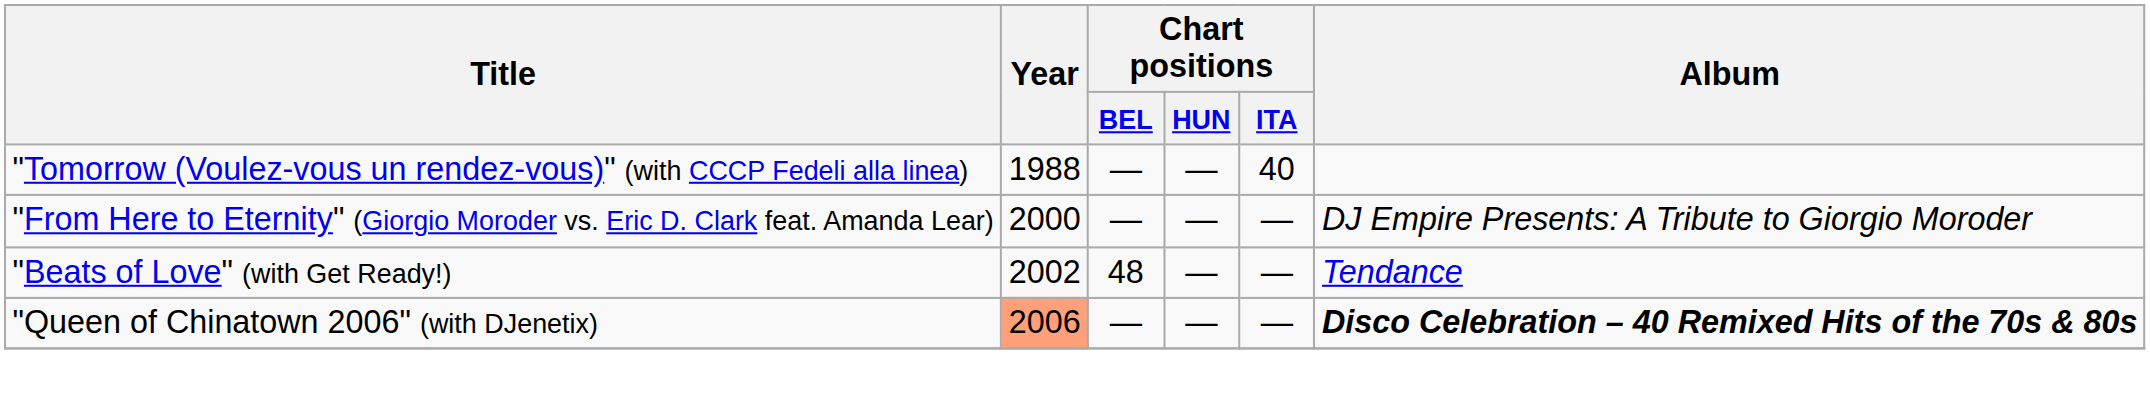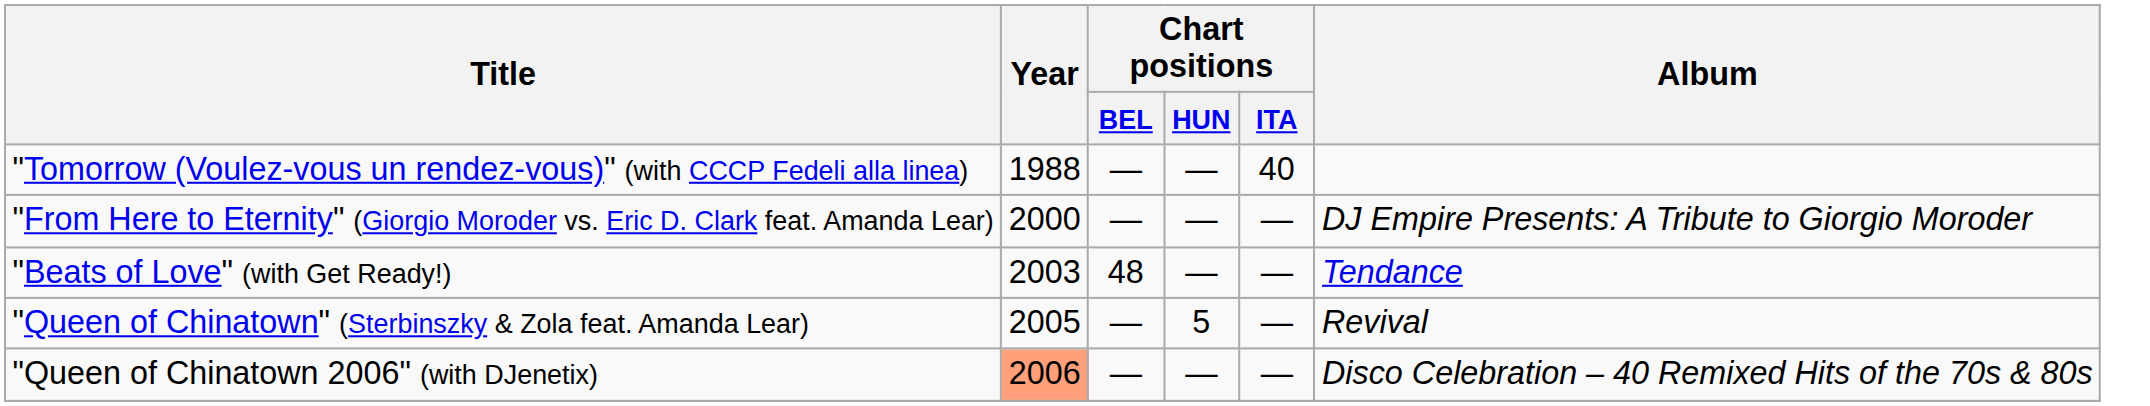(1045, 271) 2002 -> (1045, 271) 2003
+ row: (411, 322)
(1730, 322) bold -> (1707, 374) normal
